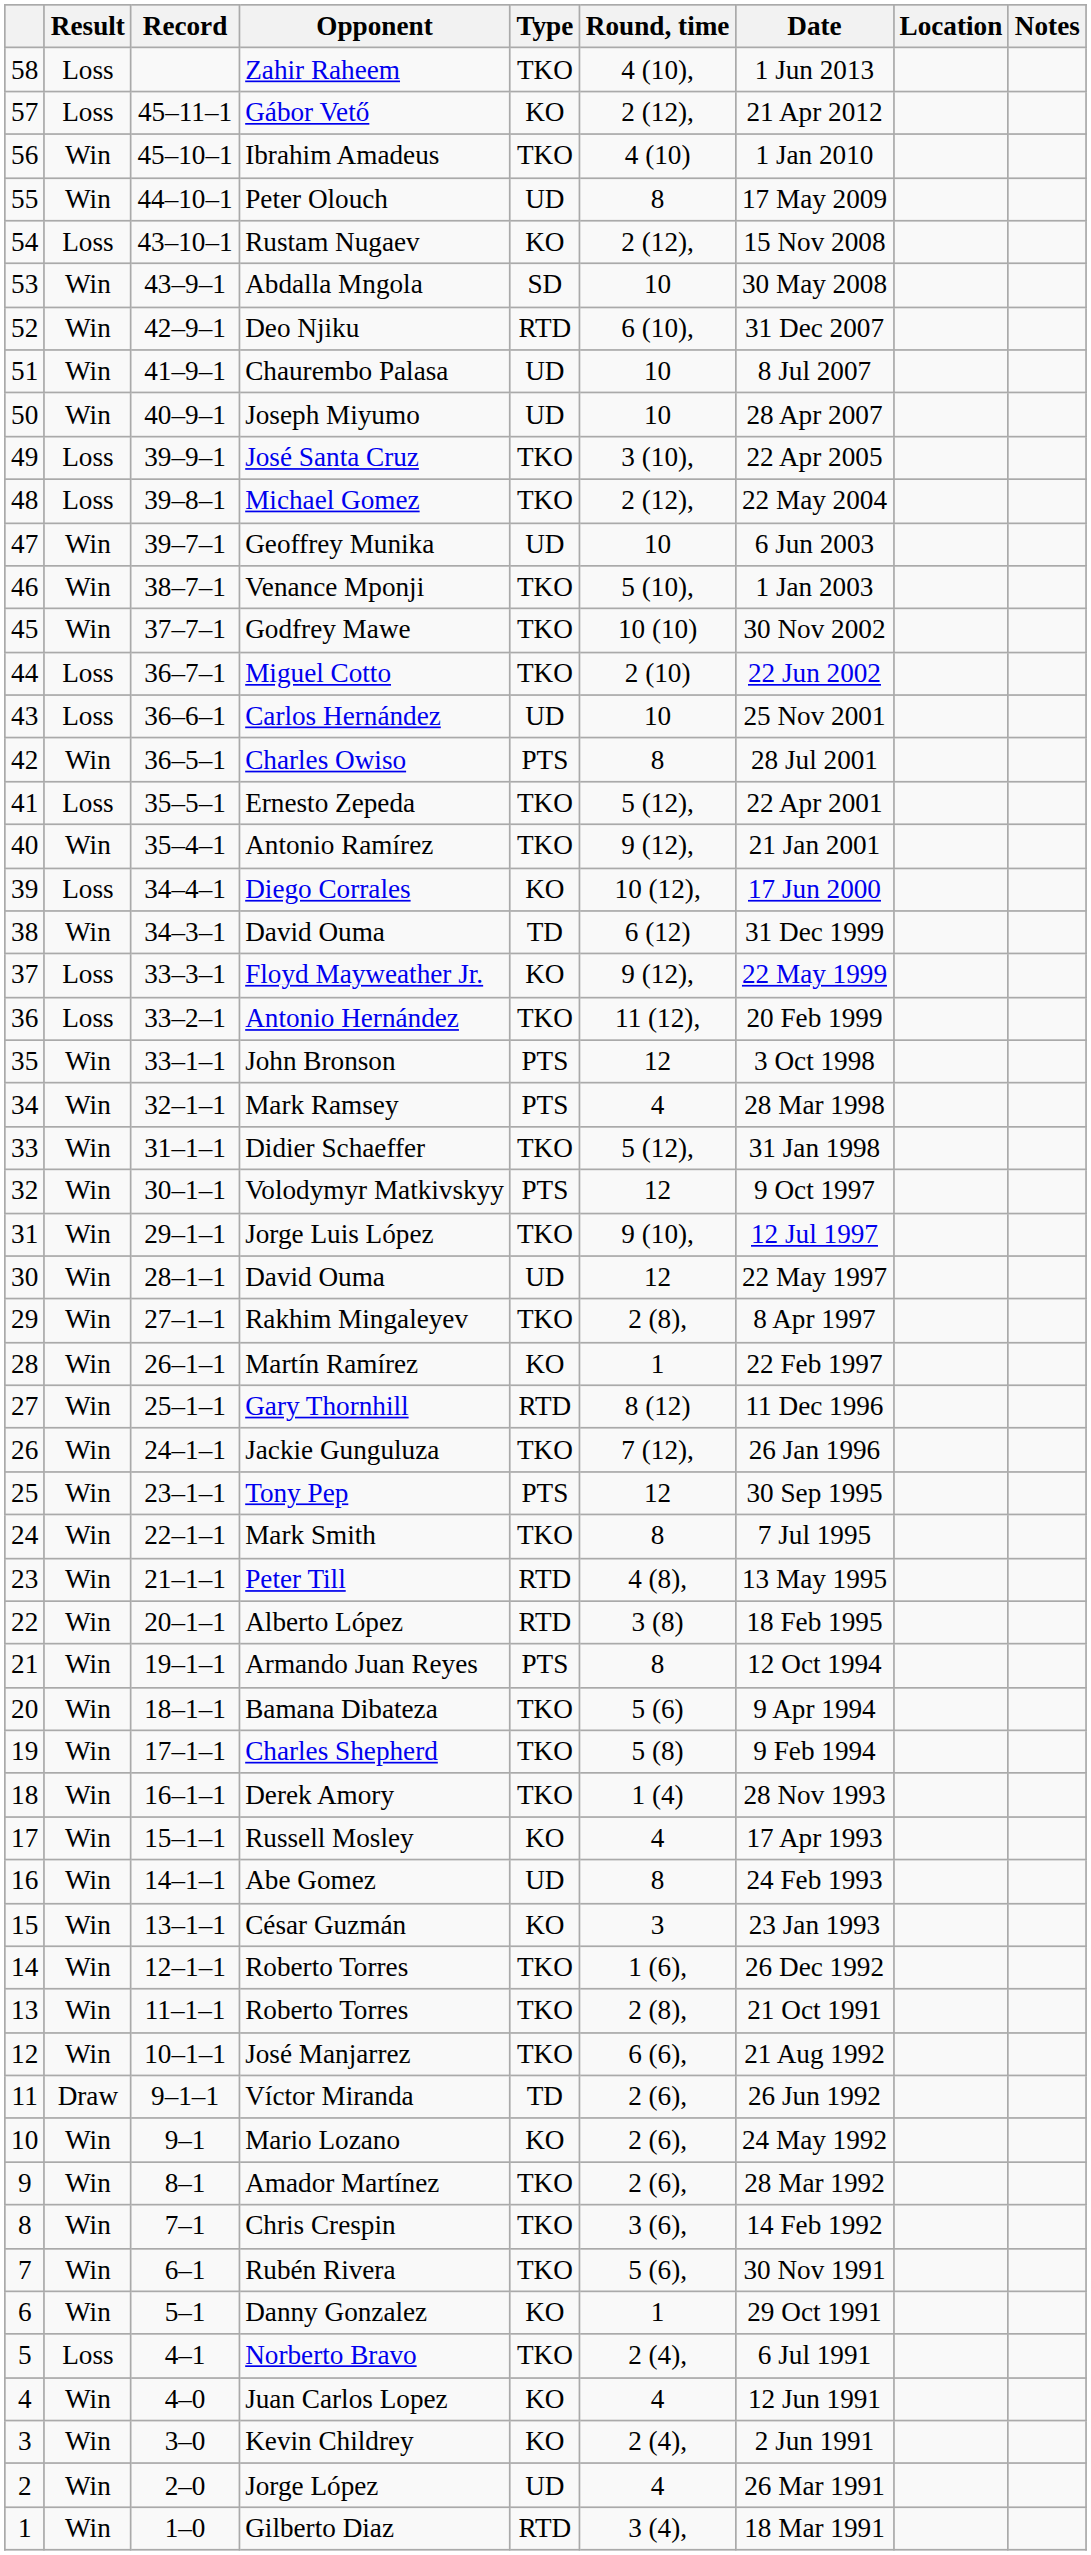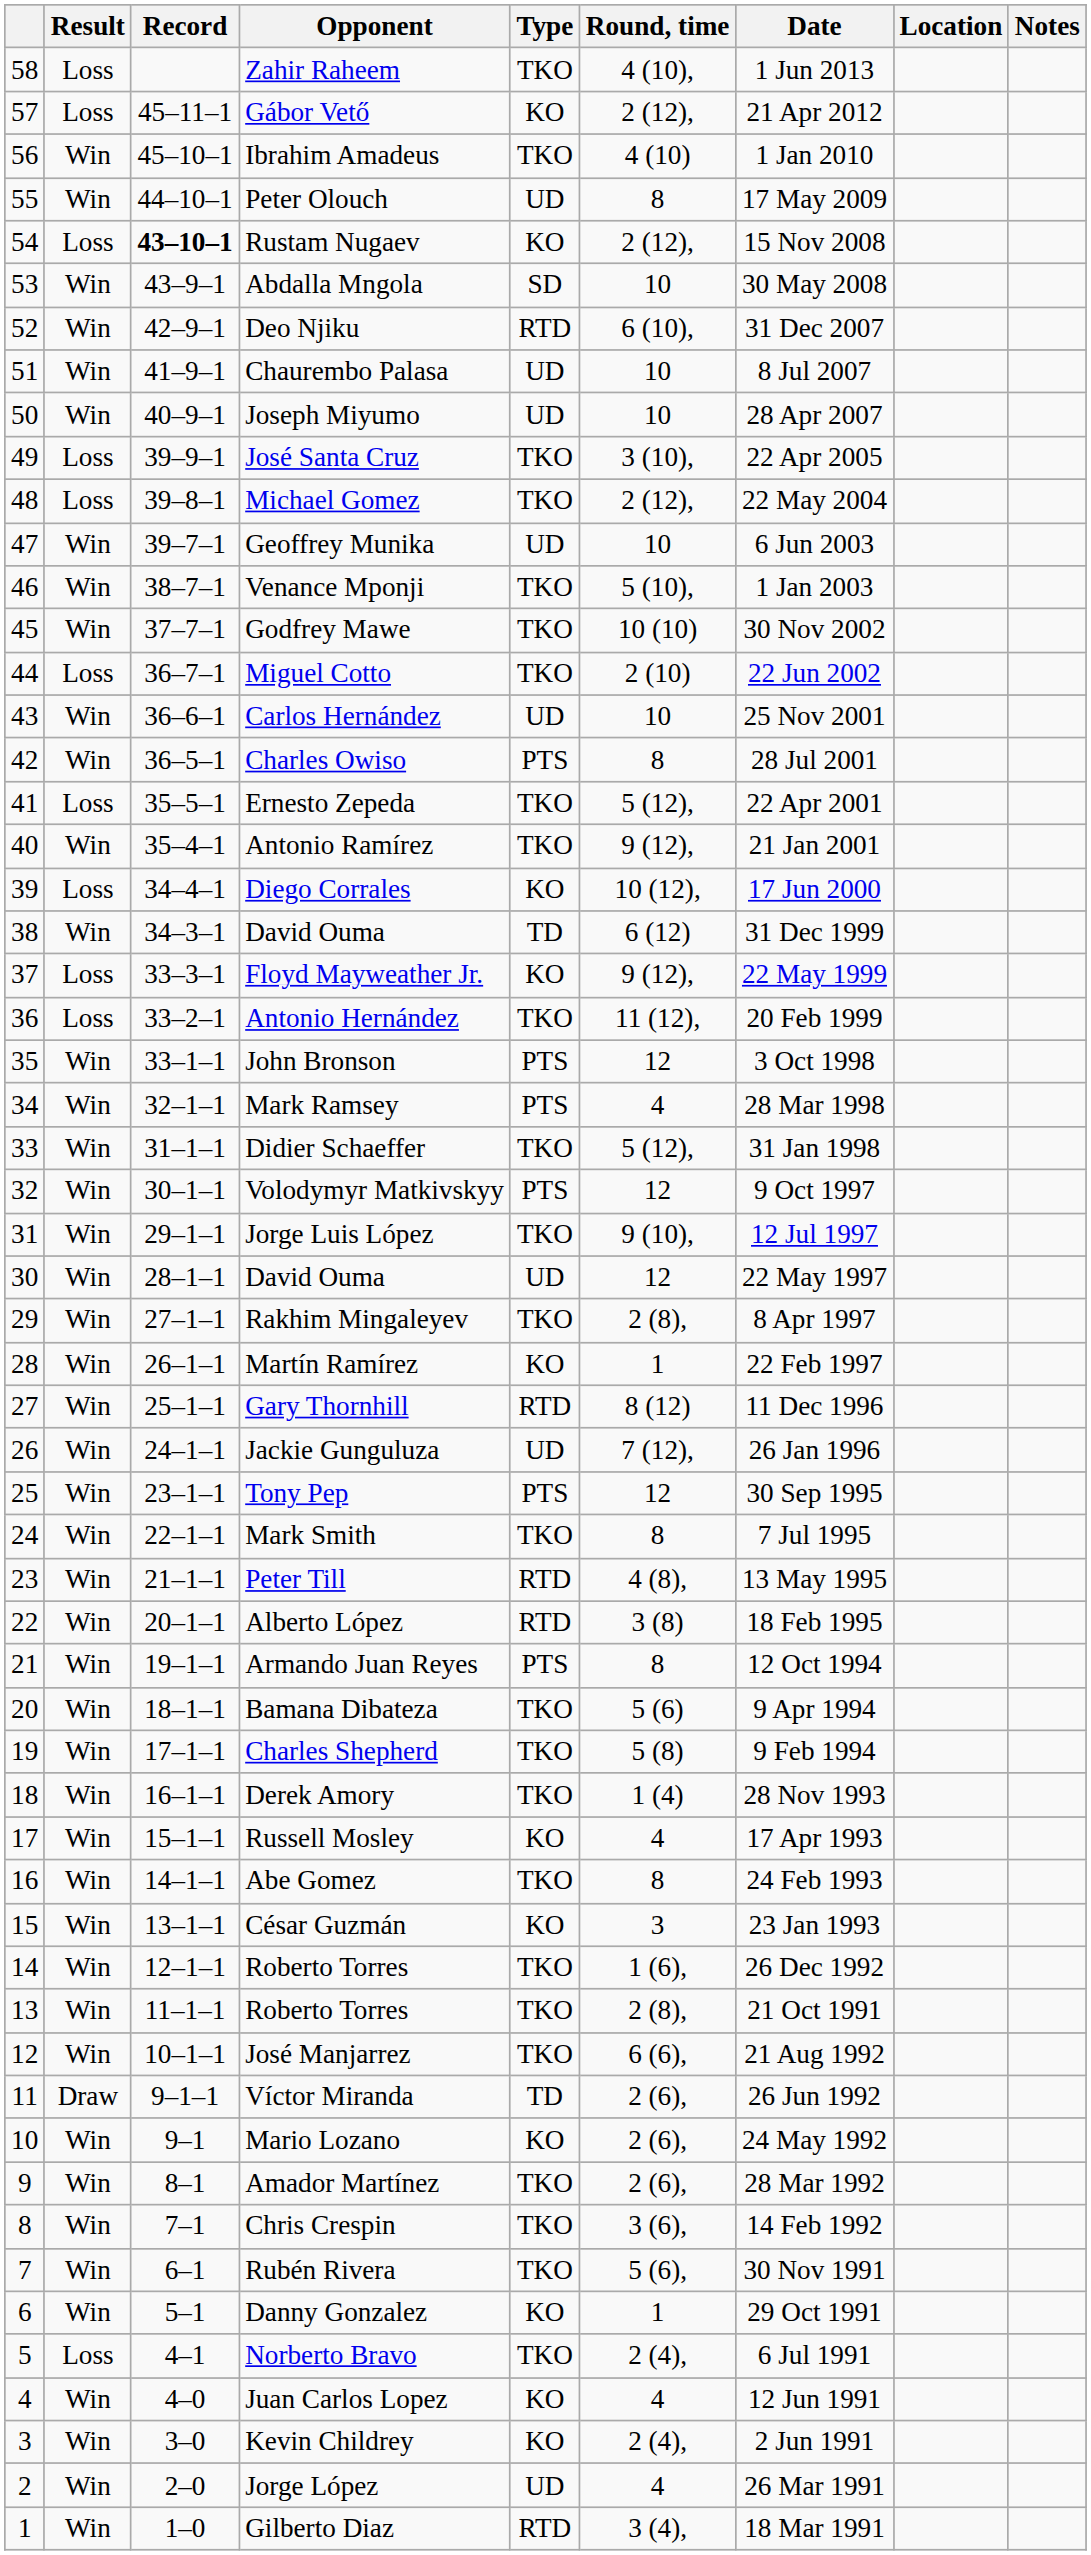(185, 241) normal -> (185, 241) bold
(88, 716) Loss -> (88, 716) Win
(545, 1449) TKO -> (545, 1449) UD
(545, 1880) UD -> (545, 1880) TKO
